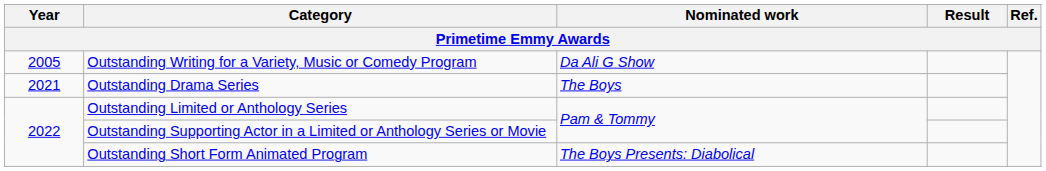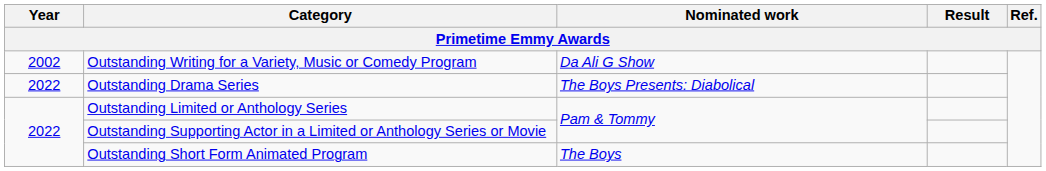(44, 62) 2005 -> (44, 62) 2002
(44, 85) 2021 -> (44, 85) 2022
(591, 85) The Boys -> (657, 85) The Boys Presents: Diabolical
(657, 154) The Boys Presents: Diabolical -> (591, 154) The Boys
